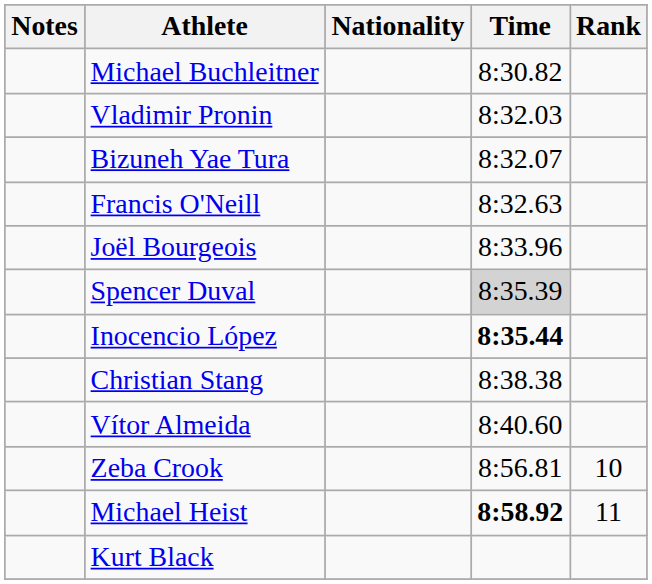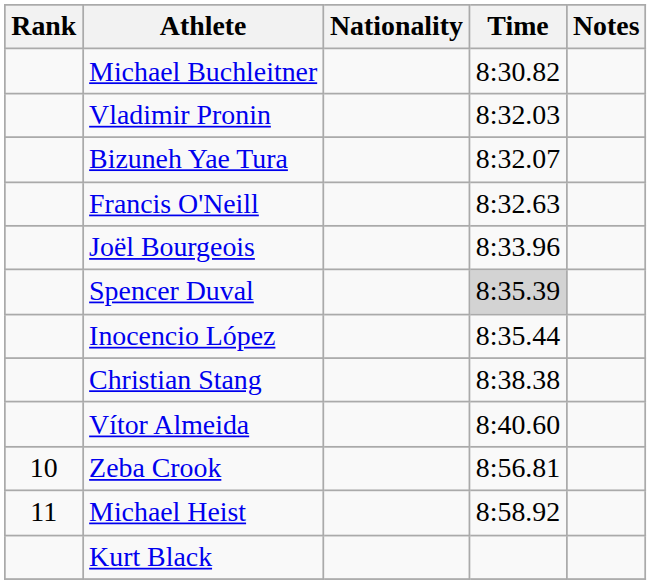columns swapped: (609, 26) <-> (45, 26)
(520, 335) bold -> (518, 335) normal
(520, 512) bold -> (518, 512) normal
